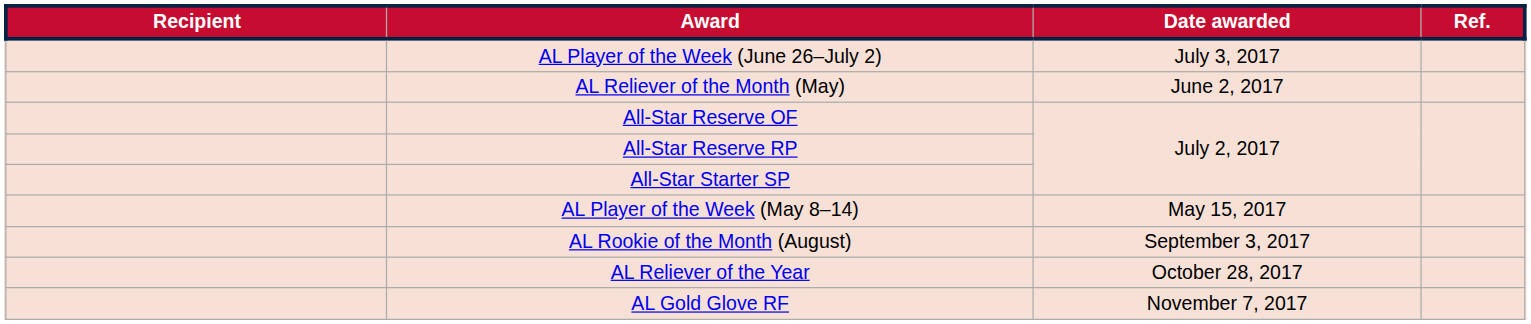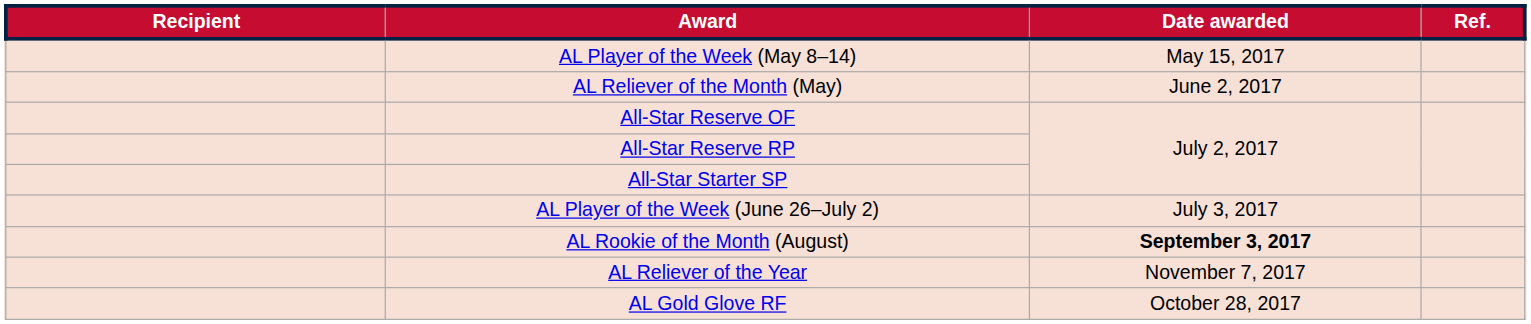rows swapped: (710, 210) <-> (710, 55)
(1227, 241) normal -> (1225, 241) bold
(1227, 272) October 28, 2017 -> (1225, 272) November 7, 2017
(1227, 303) November 7, 2017 -> (1225, 303) October 28, 2017
